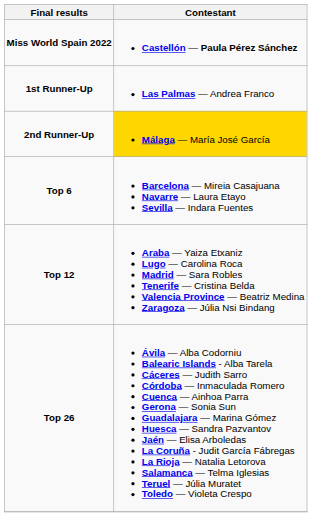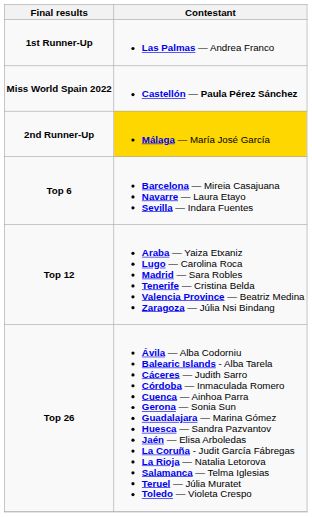rows swapped: (59, 43) <-> (59, 88)
